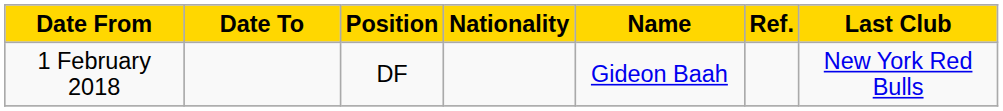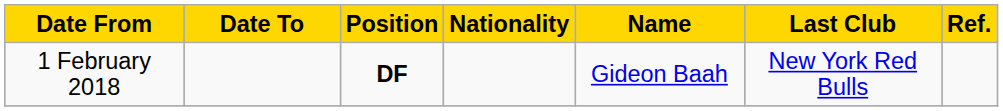columns swapped: (898, 24) <-> (772, 24)
(392, 74) normal -> (392, 74) bold
